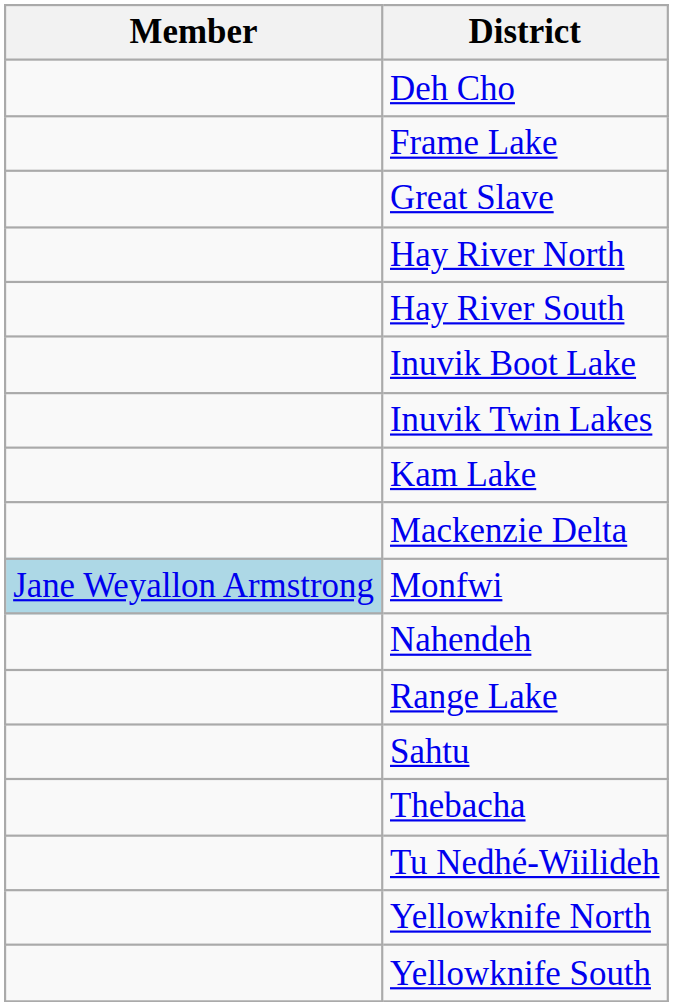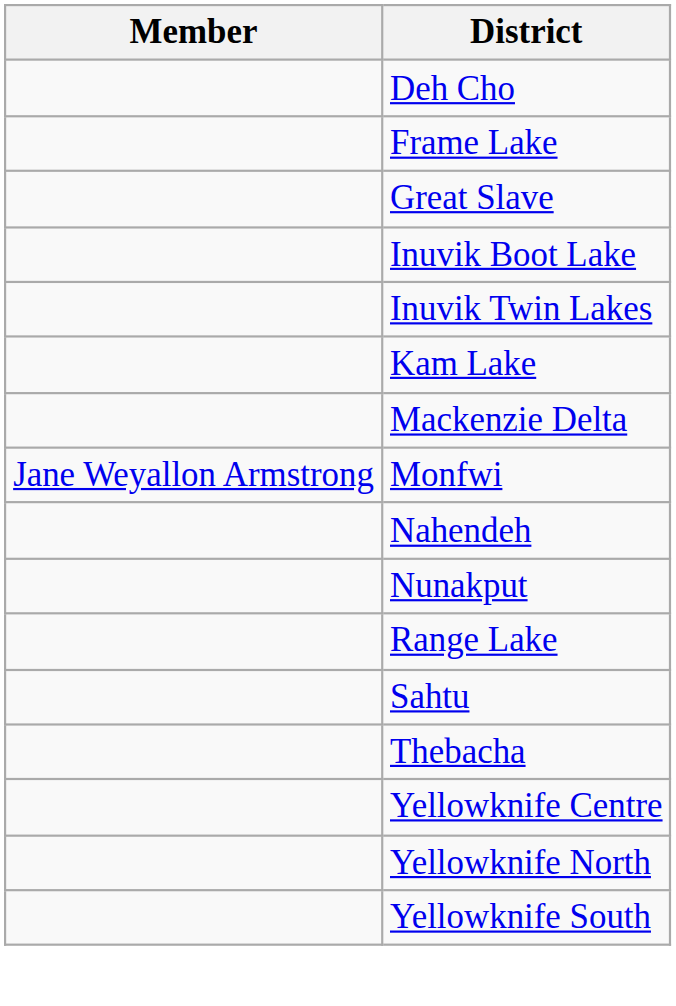- row: (507, 253)
- row: (507, 308)
(194, 585) lightblue background -> (194, 474) no background
+ row: (459, 585)
- row: (525, 861)
+ row: (526, 806)
